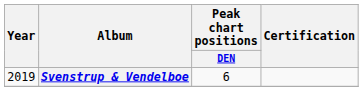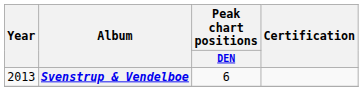(21, 77) 2019 -> (21, 77) 2013
